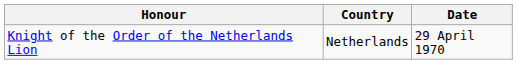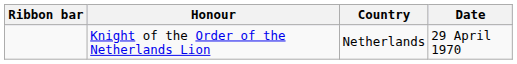+ column: (46, 15)
